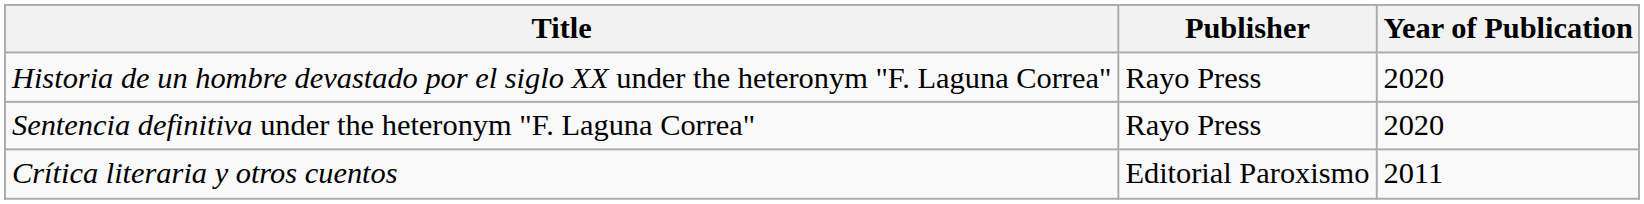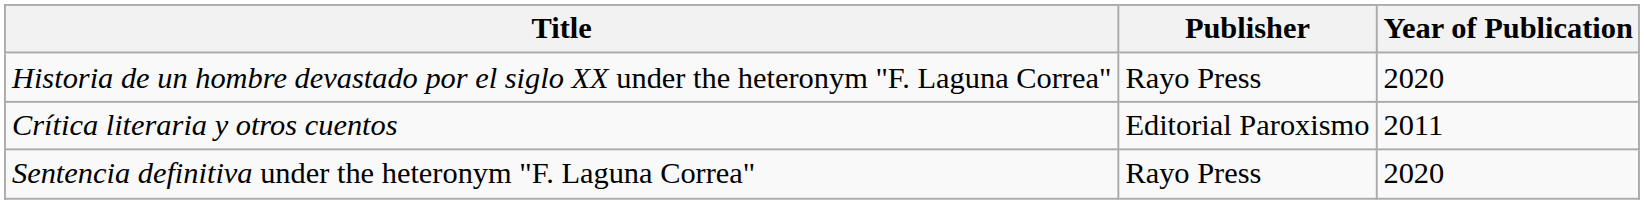rows swapped: (384, 125) <-> (205, 173)
